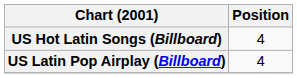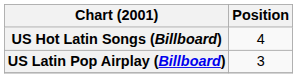(261, 61) 4 -> (261, 61) 3
